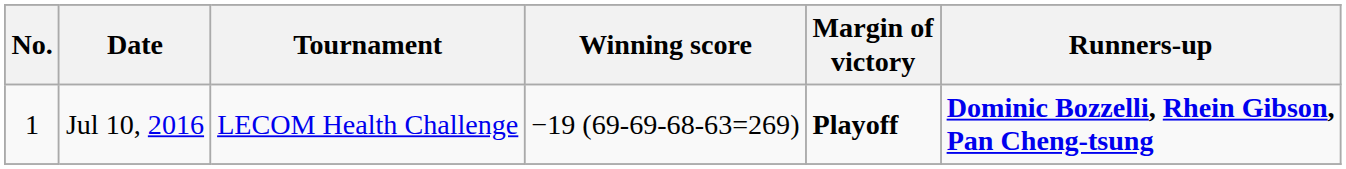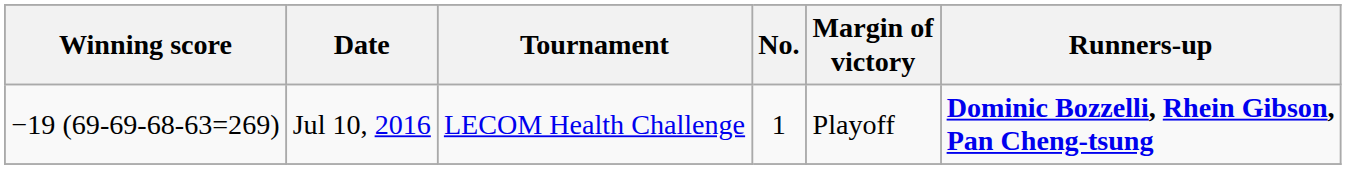columns swapped: (32, 44) <-> (665, 44)
(856, 124) bold -> (854, 124) normal
